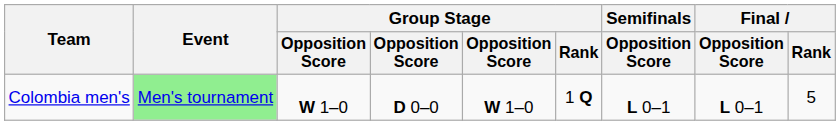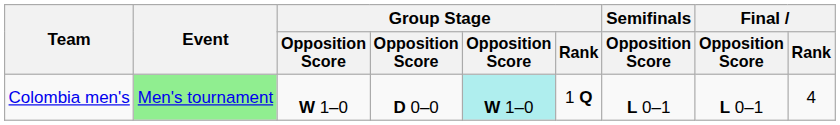(509, 107) no background -> (509, 107) paleturquoise background
(811, 98) 5 -> (811, 98) 4
